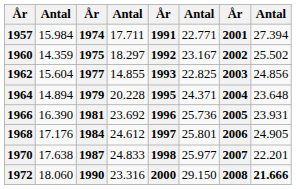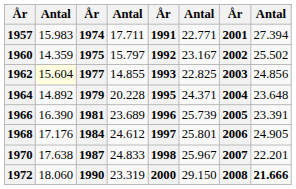(56, 34) 15.984 -> (56, 34) 15.983
(127, 54) 18.297 -> (127, 54) 15.797
(56, 74) no background -> (56, 74) lightyellow background
(56, 94) 14.894 -> (56, 94) 14.892
(127, 114) 23.692 -> (127, 114) 23.689
(199, 114) 25.736 -> (199, 114) 25.739
(271, 114) 23.931 -> (271, 114) 23.391
(199, 154) 25.977 -> (199, 154) 25.967
(127, 174) 23.316 -> (127, 174) 23.319
